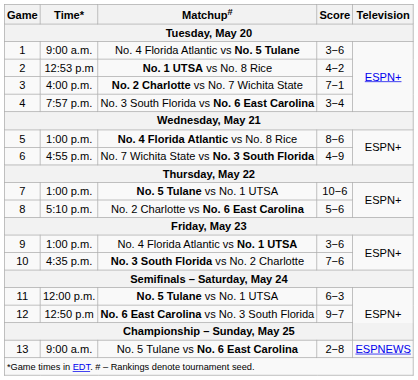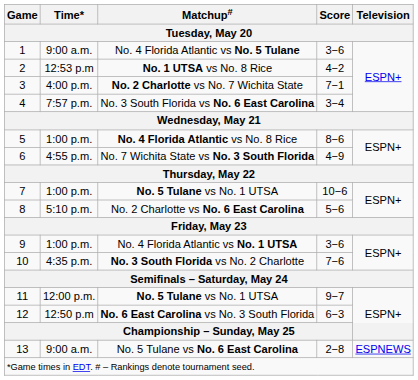(335, 297) 6−3 -> (335, 297) 9−7
(335, 314) 9−7 -> (335, 314) 6−3
